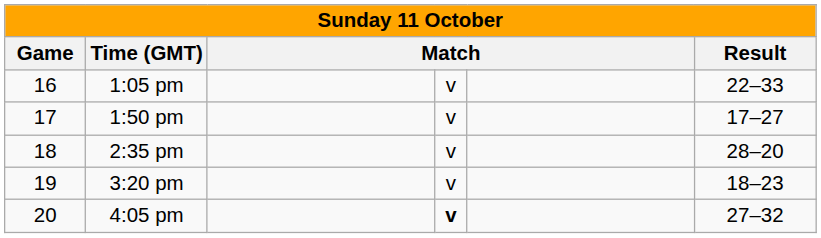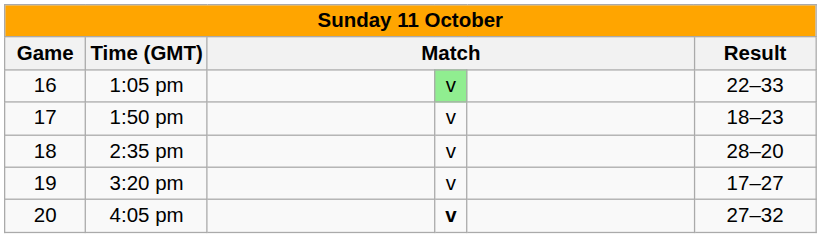(451, 85) no background -> (451, 85) lightgreen background
(755, 118) 17–27 -> (755, 118) 18–23
(755, 183) 18–23 -> (755, 183) 17–27
